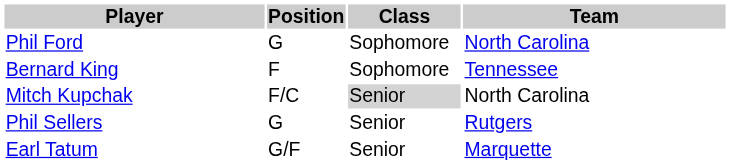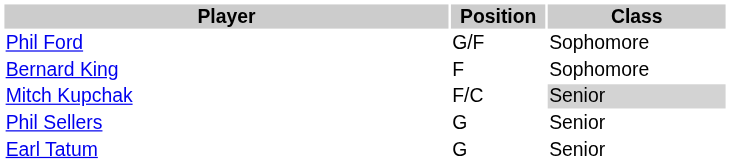- column: (594, 16)
(276, 43) G -> (468, 43) G/F
(284, 149) G/F -> (460, 149) G
